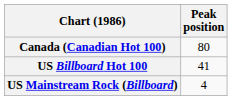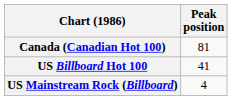(204, 47) 80 -> (204, 47) 81
